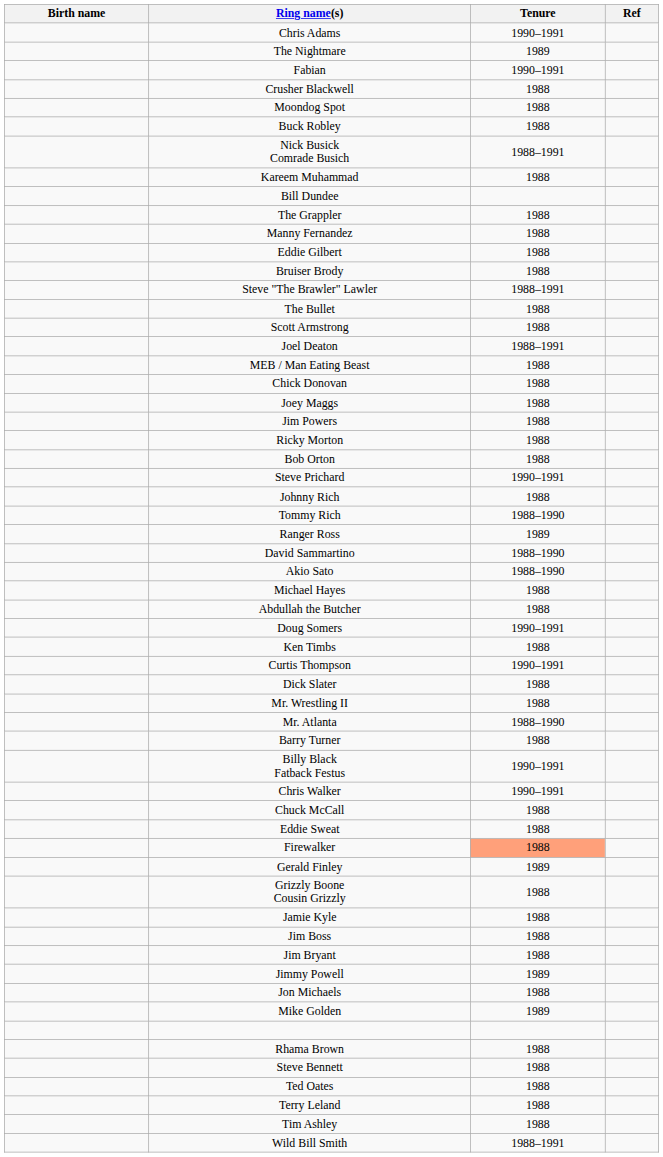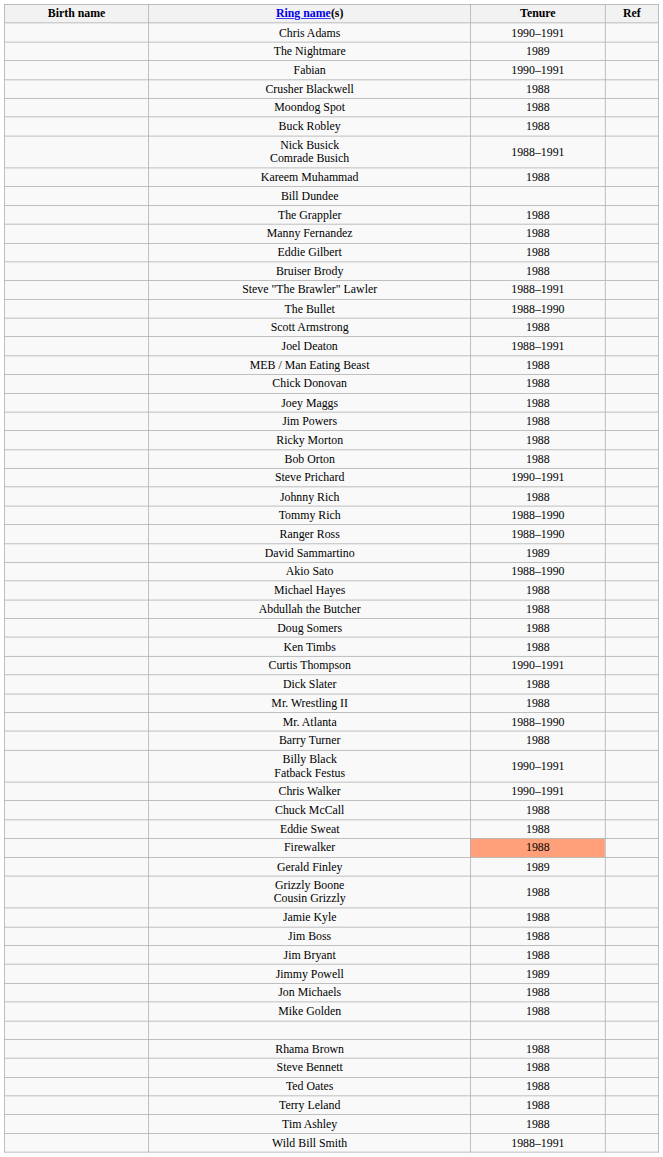(538, 308) 1988 -> (538, 308) 1988–1990
(538, 534) 1989 -> (538, 534) 1988–1990
(538, 552) 1988–1990 -> (538, 552) 1989
(538, 628) 1990–1991 -> (538, 628) 1988
(538, 1011) 1989 -> (538, 1011) 1988
